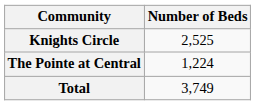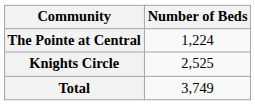rows swapped: (74, 40) <-> (74, 64)
